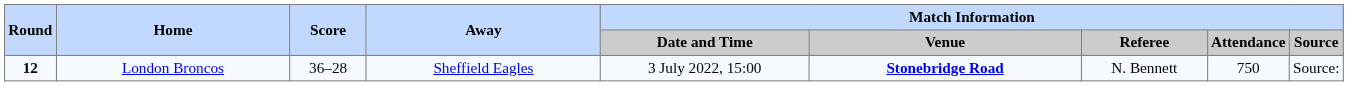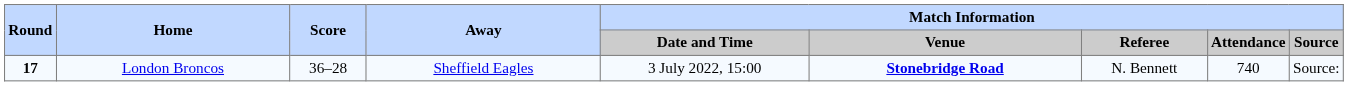(30, 68) 12 -> (30, 68) 17
(1248, 68) 750 -> (1248, 68) 740
